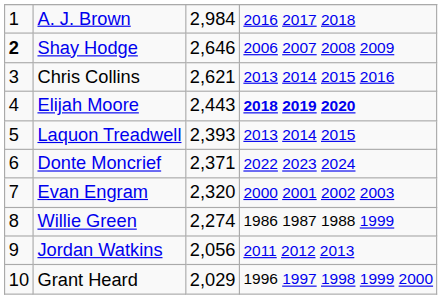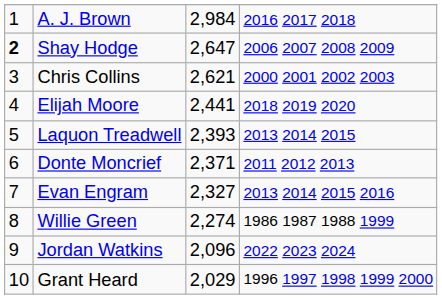(213, 47) 2,646 -> (213, 47) 2,647
(319, 77) 2013 2014 2015 2016 -> (319, 77) 2000 2001 2002 2003
(213, 105) 2,443 -> (213, 105) 2,441
(299, 106) bold -> (299, 106) normal
(299, 164) 2022 2023 2024 -> (299, 164) 2011 2012 2013
(213, 192) 2,320 -> (213, 192) 2,327
(319, 193) 2000 2001 2002 2003 -> (319, 193) 2013 2014 2015 2016
(213, 250) 2,056 -> (213, 250) 2,096
(299, 250) 2011 2012 2013 -> (299, 250) 2022 2023 2024
